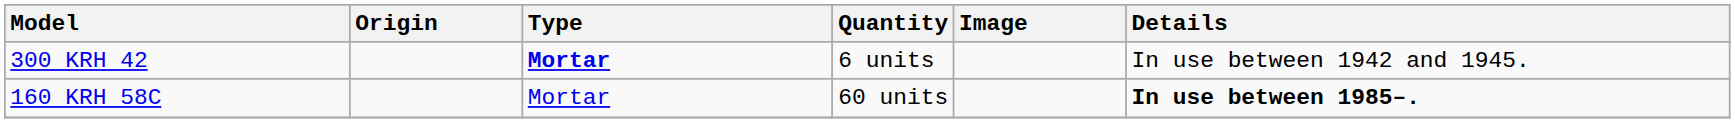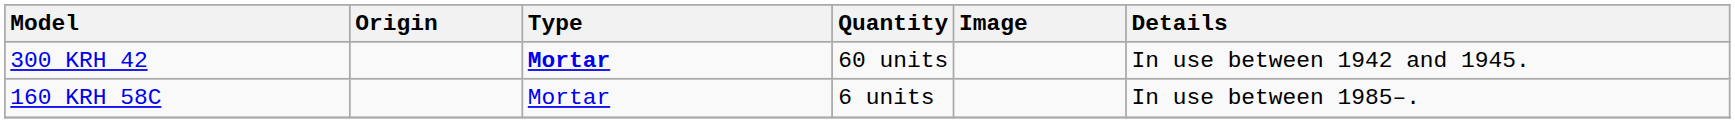(886, 61) 6 units -> (893, 61) 60 units
(893, 98) 60 units -> (886, 98) 6 units
(1276, 98) bold -> (1276, 98) normal
